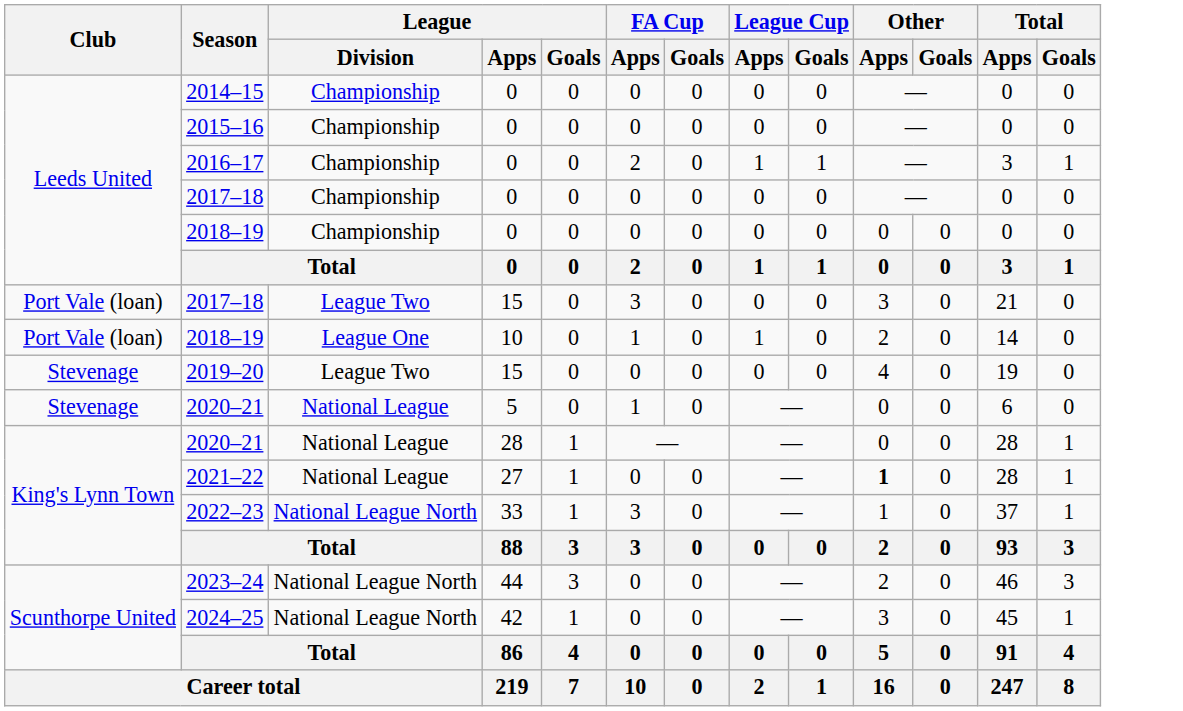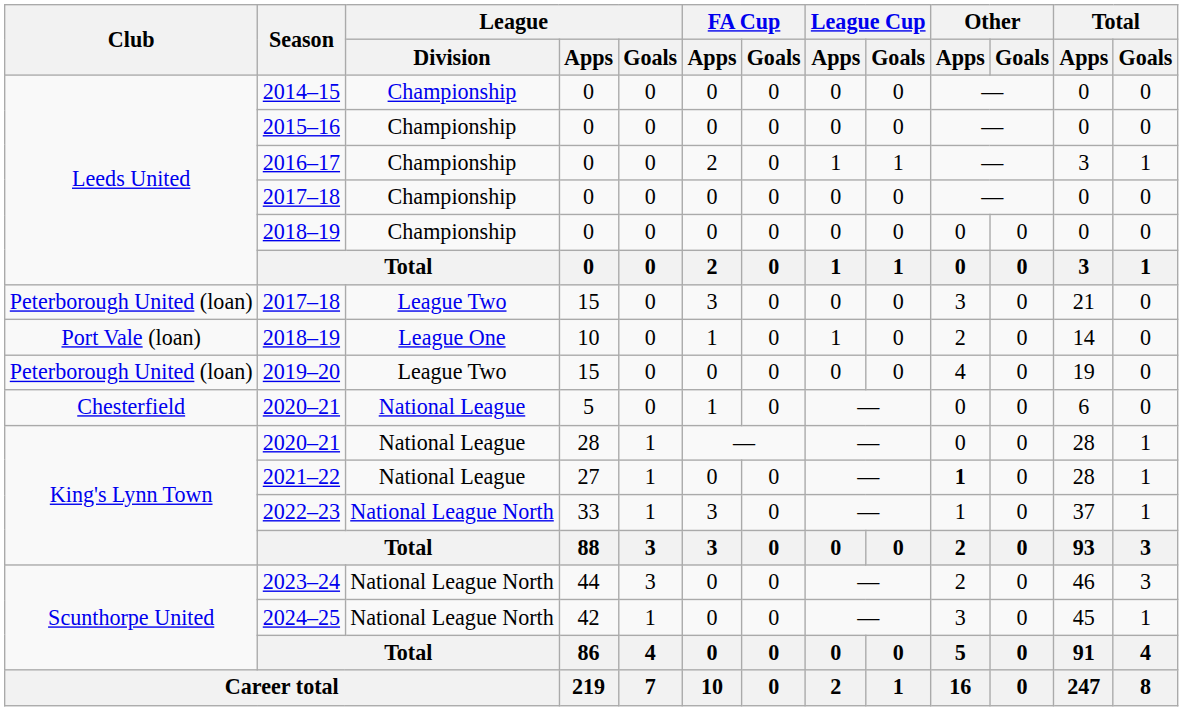(93, 302) Port Vale (loan) -> (131, 302) Peterborough United (loan)
(93, 372) Stevenage -> (131, 372) Peterborough United (loan)
(93, 407) Stevenage -> (131, 407) Chesterfield
